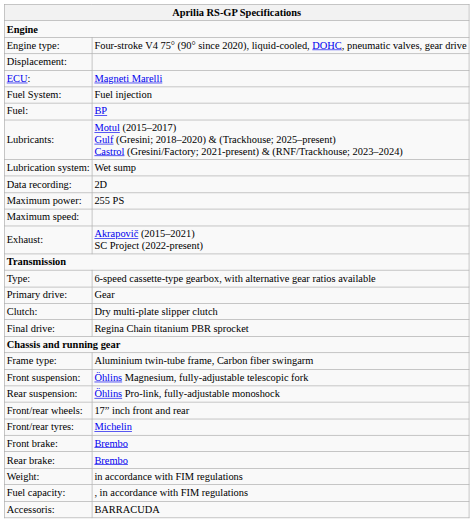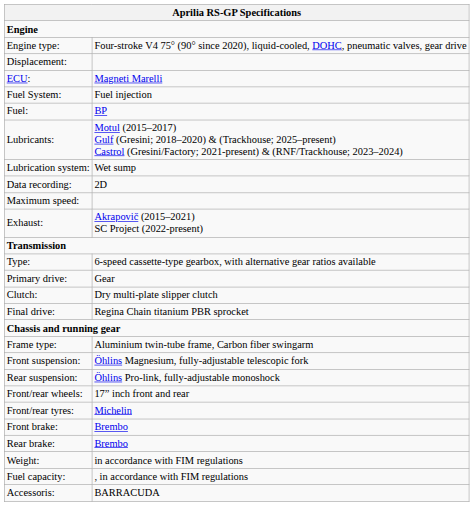- row: (44, 201)
